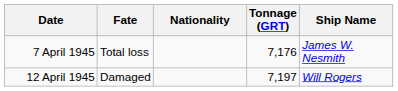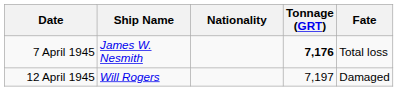columns swapped: (346, 20) <-> (125, 20)
(282, 51) normal -> (319, 51) bold
